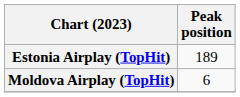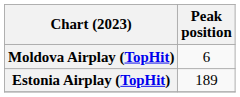rows swapped: (91, 56) <-> (91, 80)
